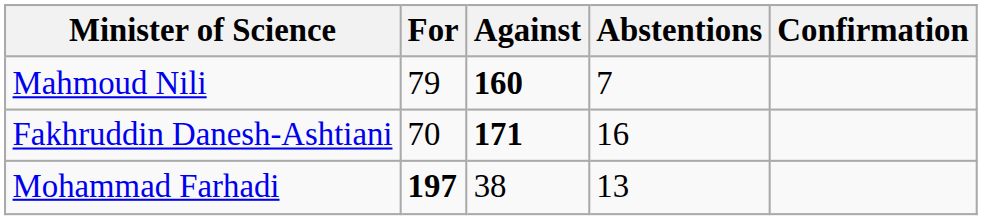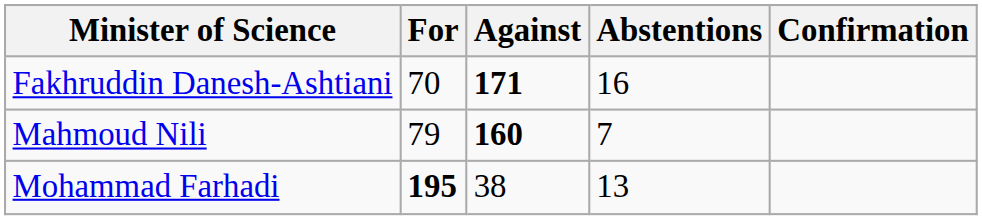rows swapped: (110, 82) <-> (203, 134)
(432, 186) 197 -> (432, 186) 195
